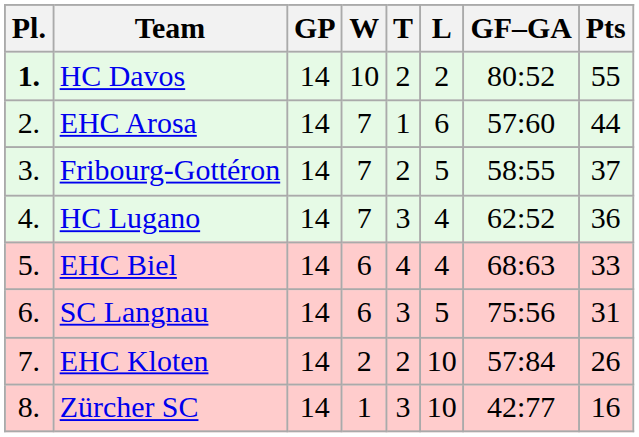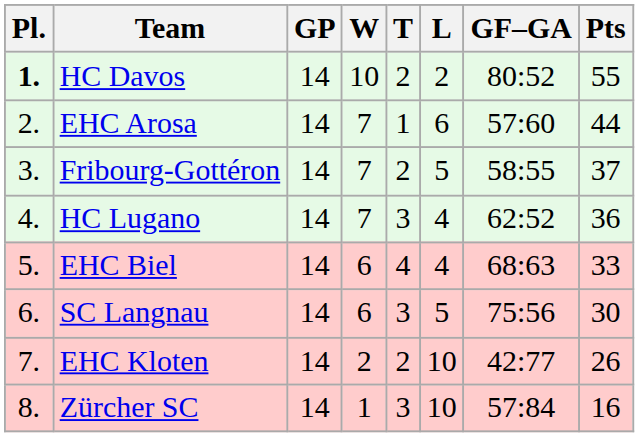(606, 312) 31 -> (606, 312) 30
(521, 360) 57:84 -> (521, 360) 42:77
(521, 407) 42:77 -> (521, 407) 57:84
